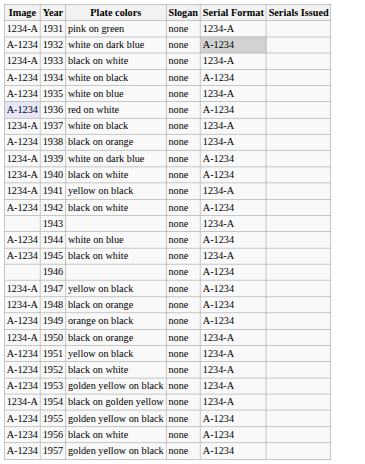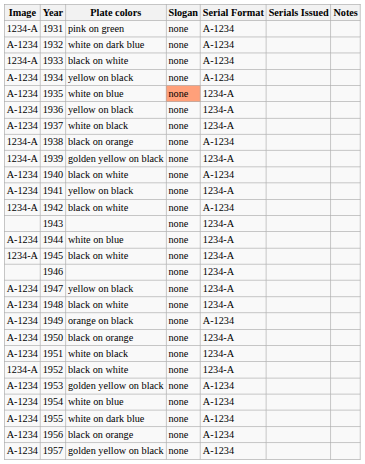+ column: (346, 12)
(218, 28) 1234-A -> (218, 28) A-1234
(218, 45) lightgrey background -> (218, 45) no background
(218, 61) 1234-A -> (218, 61) A-1234
(98, 77) white on black -> (101, 77) yellow on black
(178, 93) no background -> (178, 93) lightsalmon background
(22, 110) lavender background -> (22, 110) no background
(93, 110) red on white -> (101, 110) yellow on black
(218, 110) A-1234 -> (218, 110) 1234-A
(22, 126) 1234-A -> (22, 126) A-1234
(22, 142) A-1234 -> (22, 142) 1234-A
(218, 142) 1234-A -> (218, 142) A-1234
(106, 158) white on dark blue -> (116, 158) golden yellow on black
(218, 158) A-1234 -> (218, 158) 1234-A
(22, 175) 1234-A -> (22, 175) A-1234
(22, 191) 1234-A -> (22, 191) A-1234
(22, 207) A-1234 -> (22, 207) 1234-A
(218, 239) A-1234 -> (218, 239) 1234-A
(22, 256) A-1234 -> (22, 256) 1234-A
(218, 272) A-1234 -> (218, 272) 1234-A
(22, 289) 1234-A -> (22, 289) A-1234
(218, 288) A-1234 -> (218, 288) 1234-A
(22, 305) 1234-A -> (22, 305) A-1234
(101, 304) black on orange -> (98, 304) black on white
(218, 304) A-1234 -> (218, 304) 1234-A
(22, 337) 1234-A -> (22, 337) A-1234
(101, 353) yellow on black -> (98, 353) white on black
(22, 370) A-1234 -> (22, 370) 1234-A
(218, 386) 1234-A -> (218, 386) A-1234
(22, 402) 1234-A -> (22, 402) A-1234
(116, 402) black on golden yellow -> (96, 402) white on blue
(218, 402) 1234-A -> (218, 402) A-1234
(116, 418) golden yellow on black -> (106, 418) white on dark blue
(98, 434) black on white -> (101, 434) black on orange
